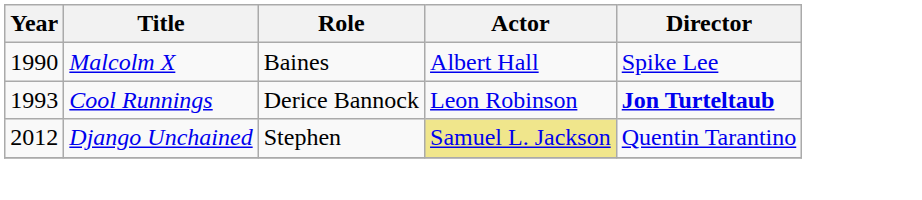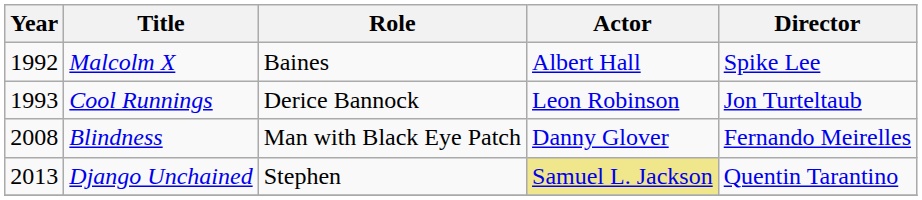(34, 61) 1990 -> (34, 61) 1992
(698, 99) bold -> (793, 99) normal
+ row: (116, 137)
(34, 137) 2012 -> (34, 175) 2013
